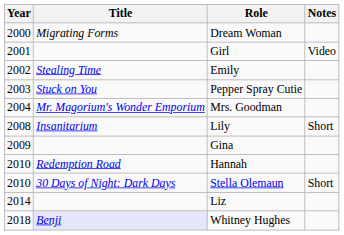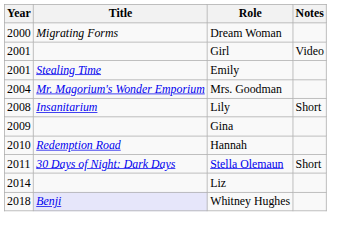(19, 70) 2002 -> (19, 70) 2001
- row: (256, 88)
(19, 182) 2010 -> (19, 164) 2011
